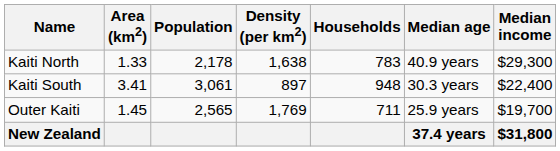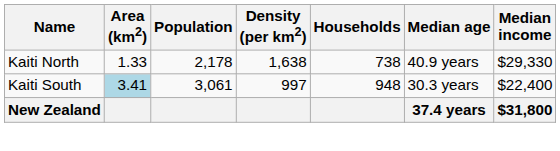(388, 61) 783 -> (388, 61) 738
(525, 61) $29,300 -> (525, 61) $29,330
(132, 85) no background -> (132, 85) lightblue background
(294, 85) 897 -> (294, 85) 997
- row: (44, 110)
